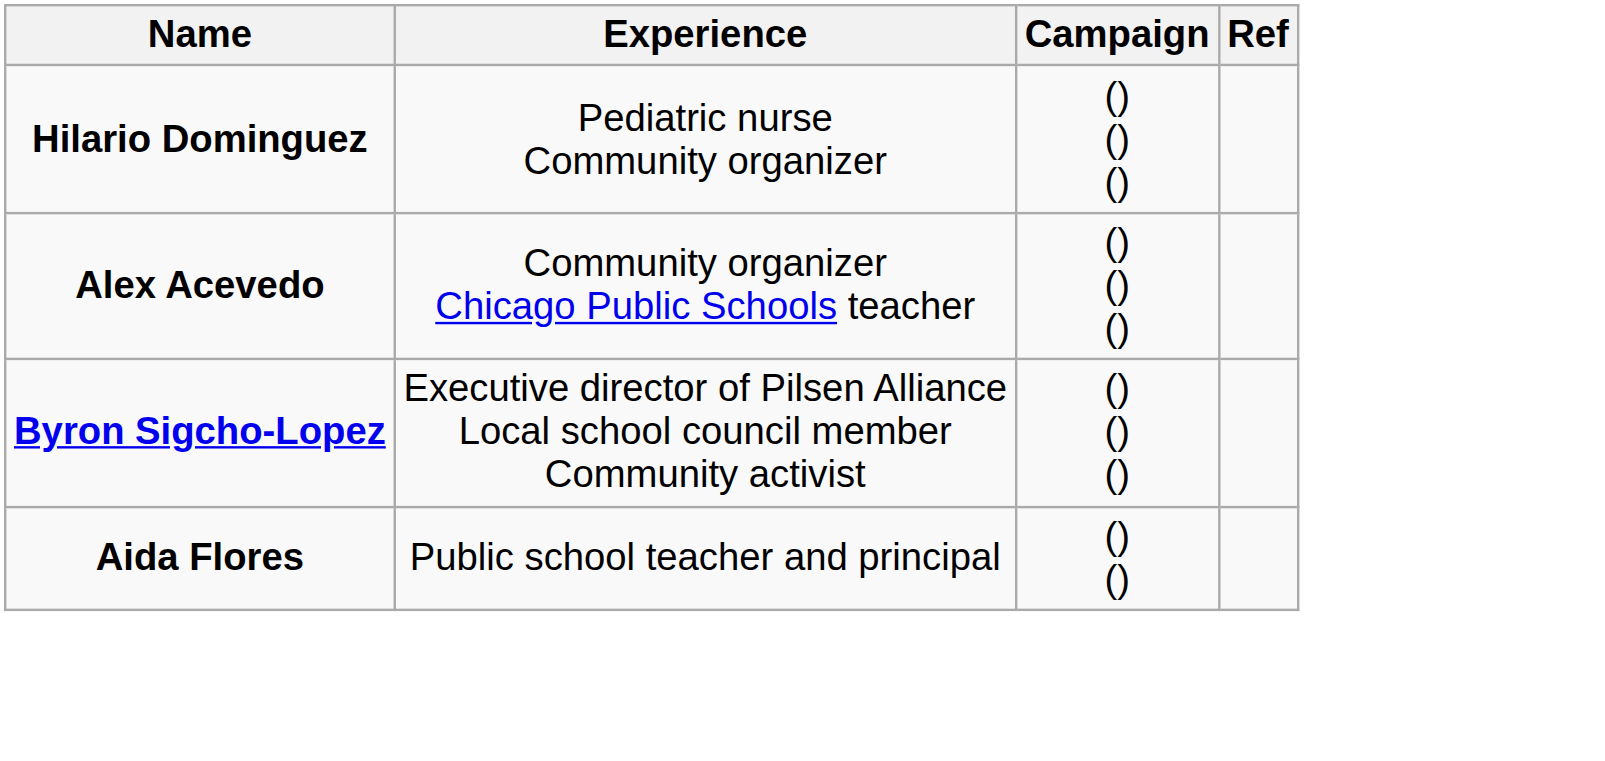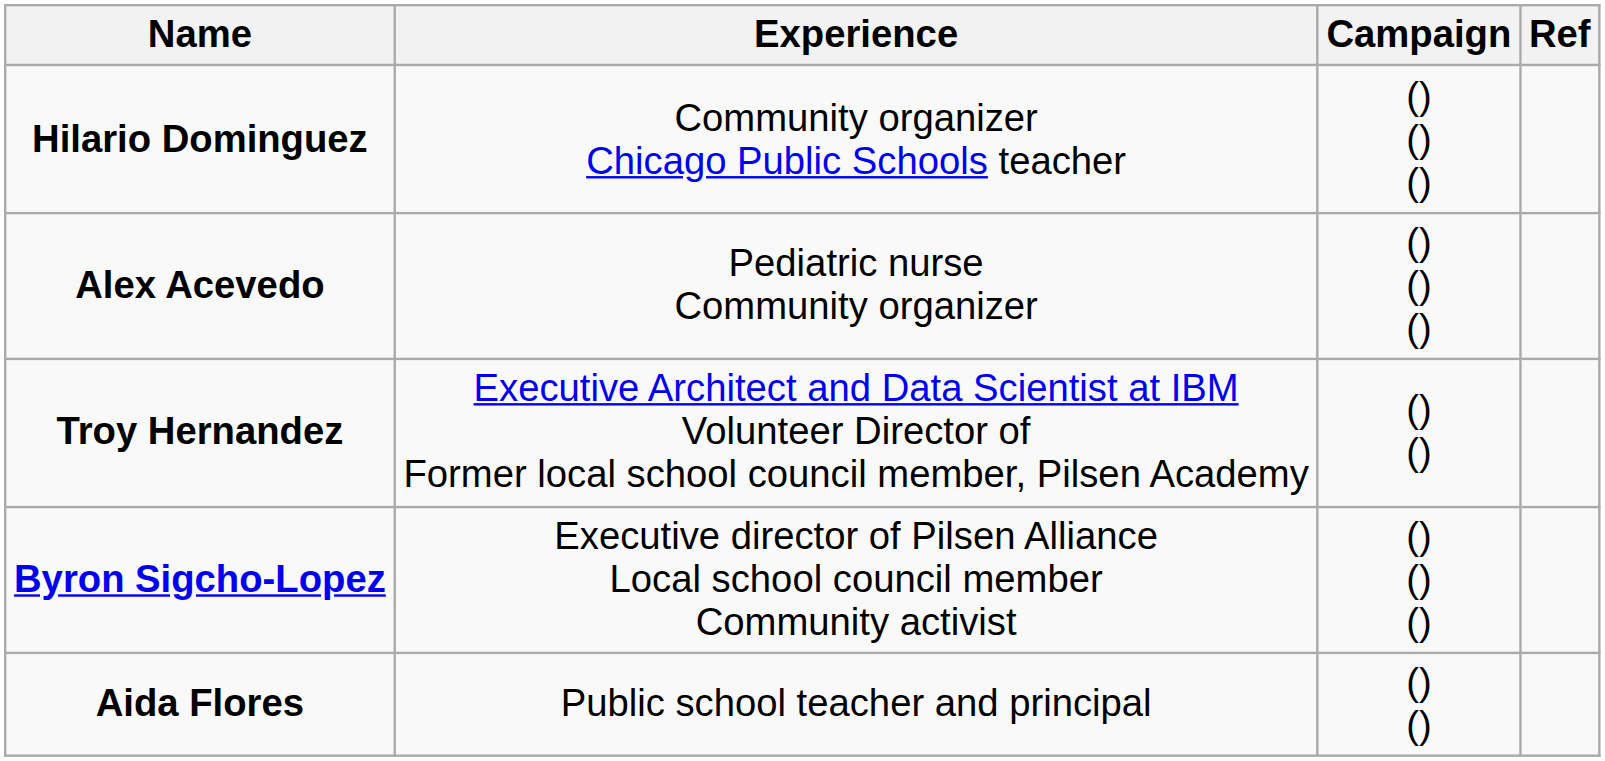(705, 138) Pediatric nurse Community organizer -> (856, 138) Community organizer Chicago Public Schools teacher
(705, 285) Community organizer Chicago Public Schools teacher -> (856, 285) Pediatric nurse Community organizer
+ row: (200, 431)
